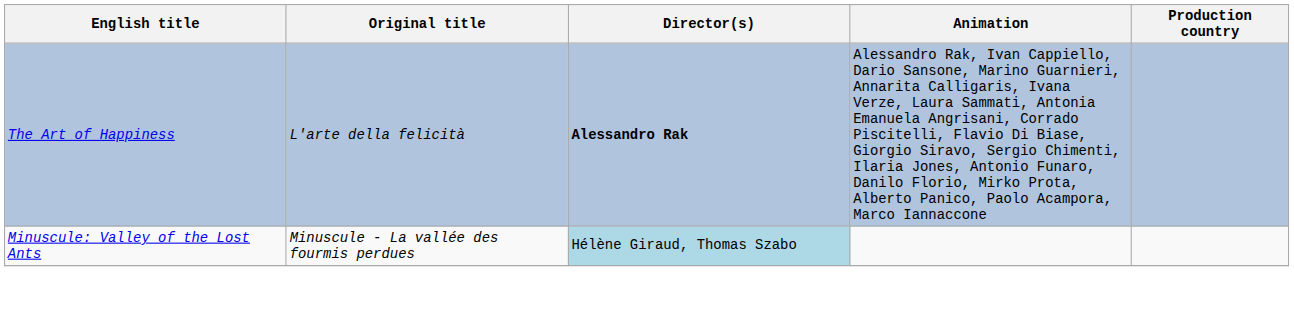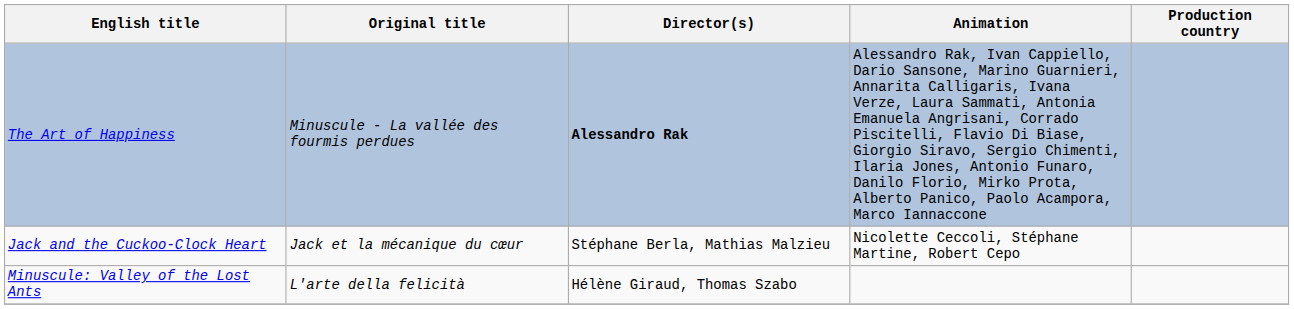(377, 135) L'arte della felicità -> (394, 135) Minuscule - La vallée des fourmis perdues
+ row: (137, 246)
(394, 246) Minuscule - La vallée des fourmis perdues -> (377, 285) L'arte della felicità
(684, 246) lightblue background -> (684, 285) no background
